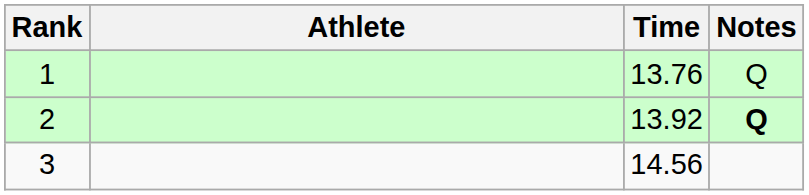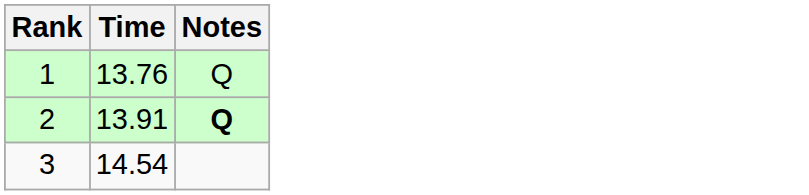- column: (356, 27)
(667, 119) 13.92 -> (132, 119) 13.91
(667, 165) 14.56 -> (132, 165) 14.54
